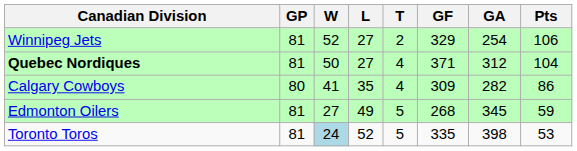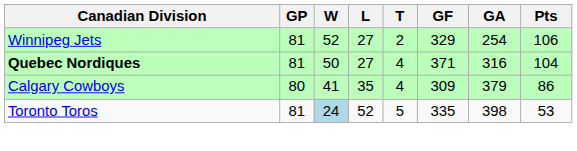(494, 63) 312 -> (494, 63) 316
(494, 87) 282 -> (494, 87) 379
- row: (63, 110)
